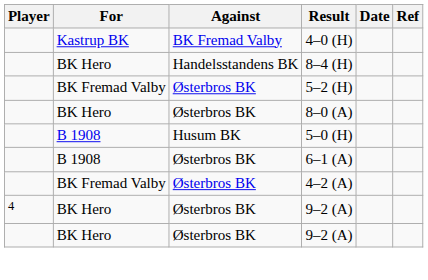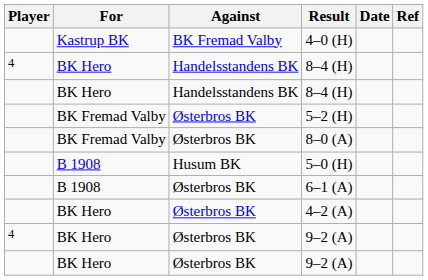+ row: (11, 63)
(84, 111) BK Hero -> (111, 139) BK Fremad Valby
(111, 183) BK Fremad Valby -> (84, 211) BK Hero
